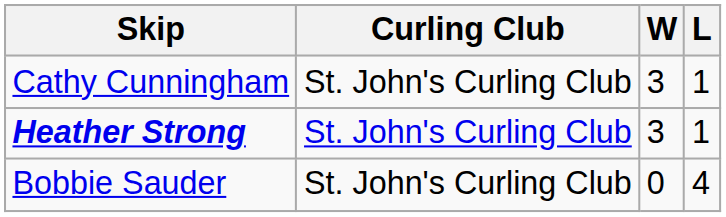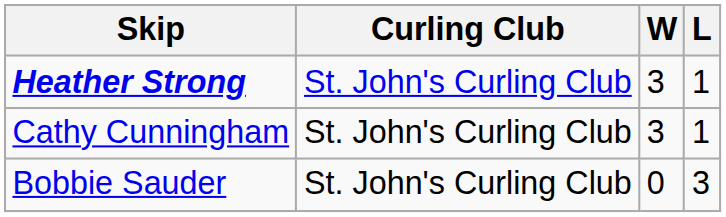rows swapped: (129, 132) <-> (151, 81)
(701, 183) 4 -> (701, 183) 3
